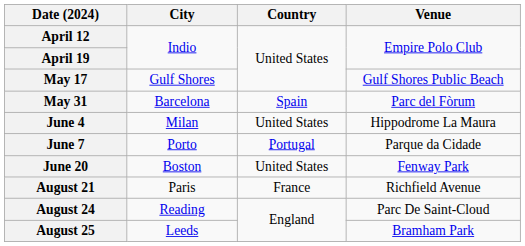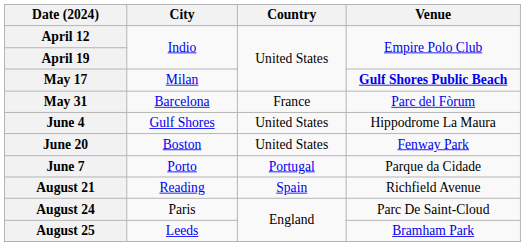(182, 79) Gulf Shores -> (182, 79) Milan
(433, 79) normal -> (433, 79) bold
(292, 101) Spain -> (292, 101) France
(182, 123) Milan -> (182, 123) Gulf Shores
rows swapped: (66, 144) <-> (66, 166)
(182, 187) Paris -> (182, 187) Reading
(292, 187) France -> (292, 187) Spain
(182, 209) Reading -> (182, 209) Paris
